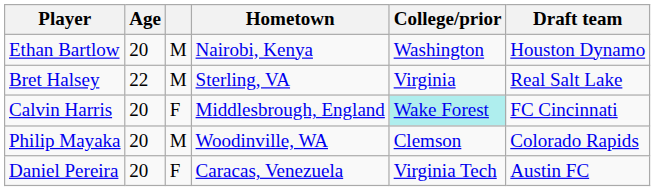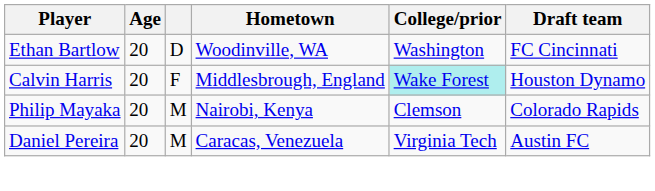(178, 49) M -> (177, 49) D
(254, 49) Nairobi, Kenya -> (262, 49) Woodinville, WA
(578, 49) Houston Dynamo -> (564, 49) FC Cincinnati
- row: (54, 79)
(564, 110) FC Cincinnati -> (578, 79) Houston Dynamo
(262, 140) Woodinville, WA -> (254, 110) Nairobi, Kenya
(175, 170) F -> (178, 140) M
